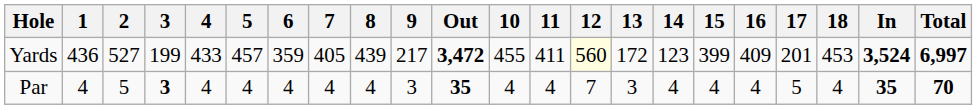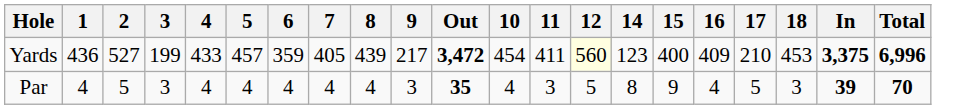- column: (632, 21)
(510, 54) 455 -> (510, 54) 454
(714, 54) 399 -> (673, 54) 400
(796, 54) 201 -> (755, 54) 210
(887, 54) 3,524 -> (845, 54) 3,375
(943, 54) 6,997 -> (902, 54) 6,996
(165, 87) bold -> (165, 87) normal
(550, 87) 4 -> (550, 87) 3
(591, 87) 7 -> (591, 87) 5
(673, 87) 4 -> (632, 87) 8
(714, 87) 4 -> (673, 87) 9
(838, 87) 4 -> (796, 87) 3
(887, 87) 35 -> (845, 87) 39
